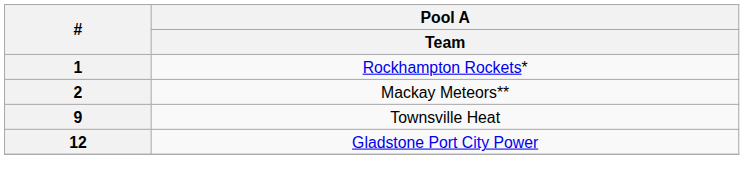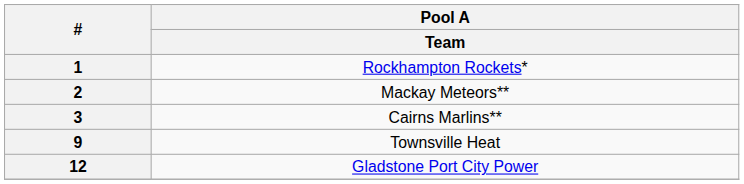+ row: (78, 117)
